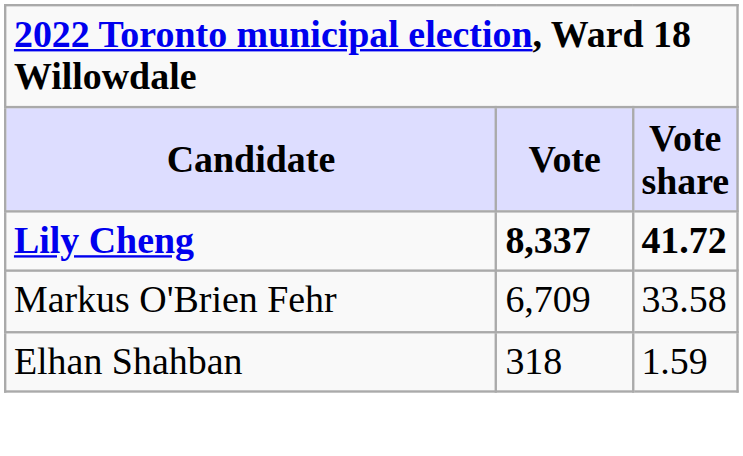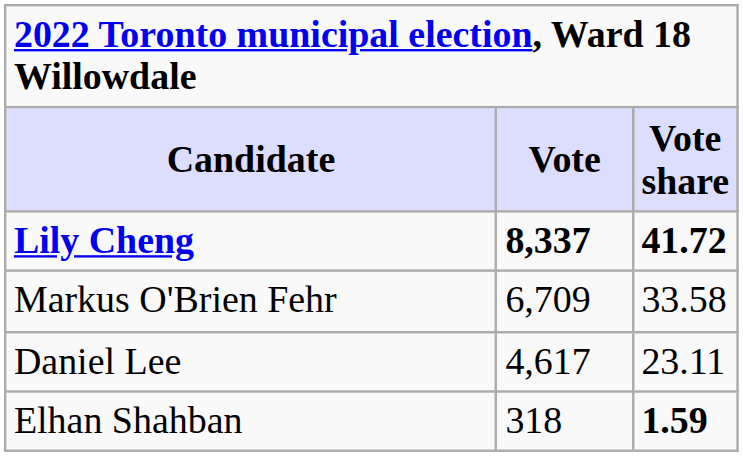+ row: (98, 360)
(675, 360) normal -> (675, 420) bold
